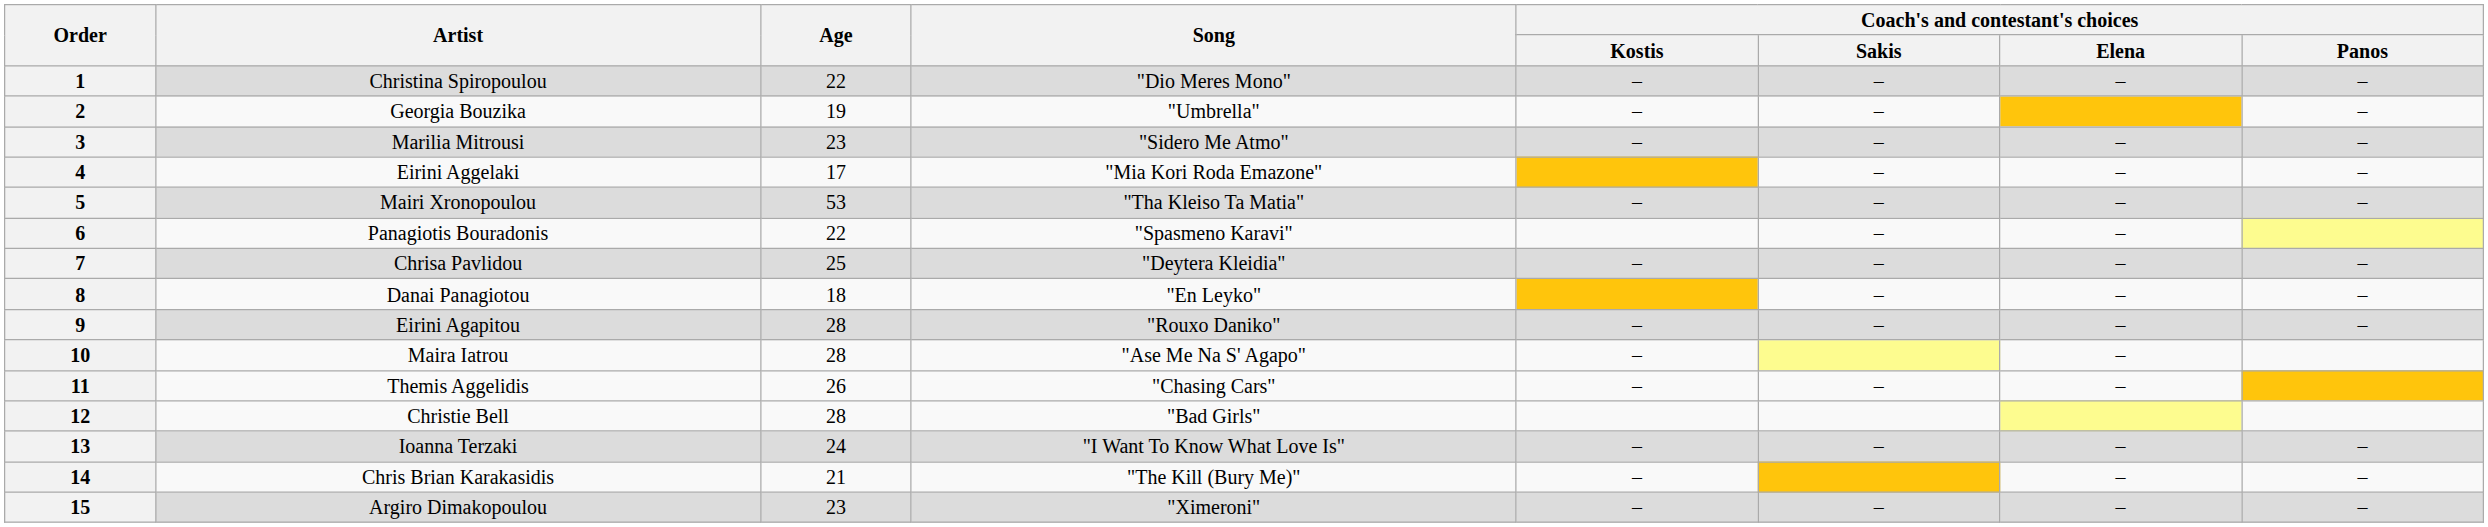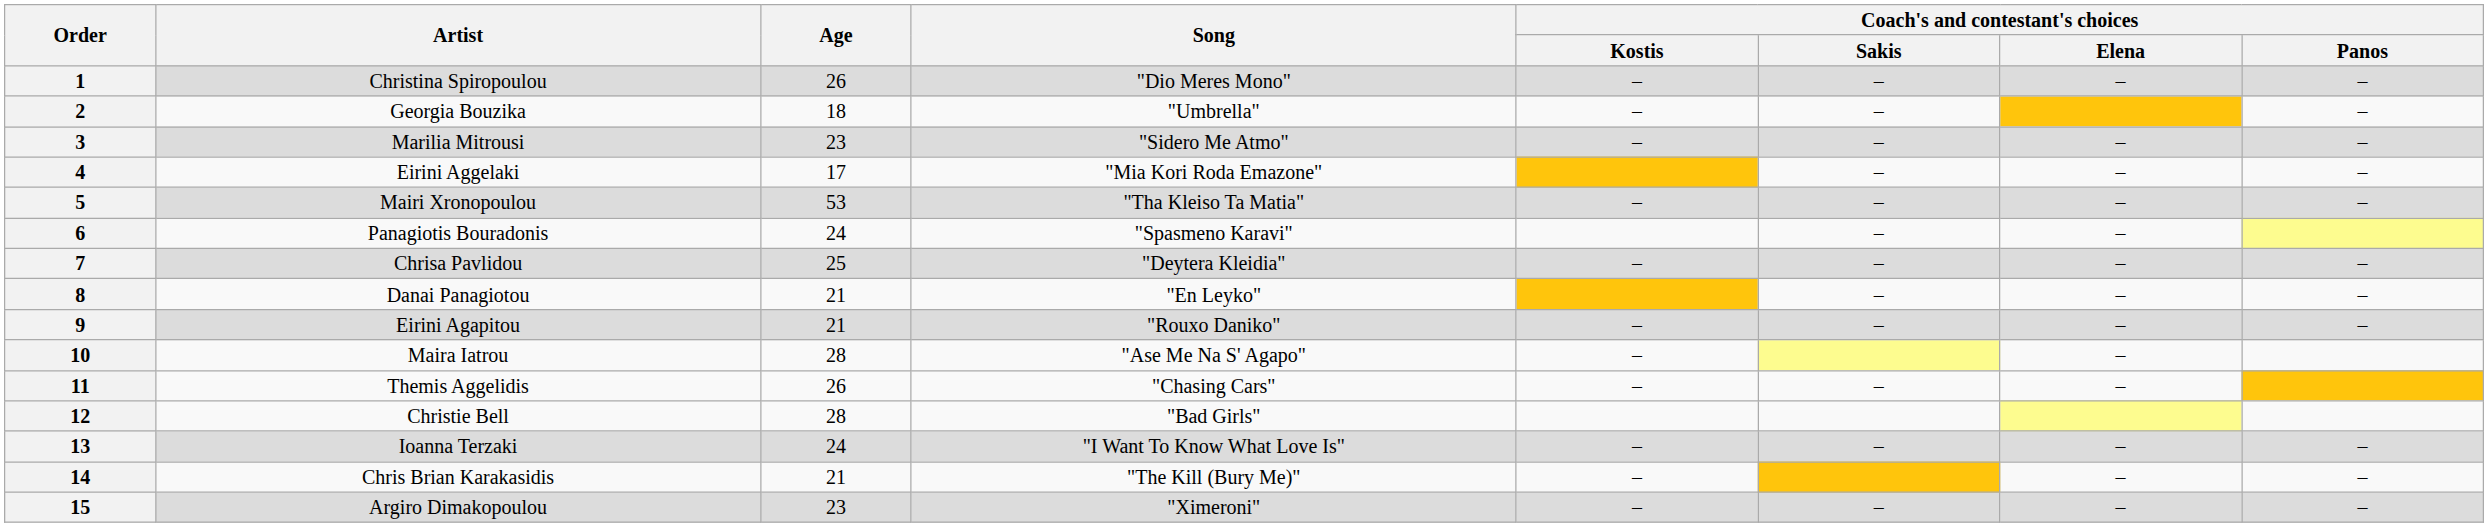(836, 81) 22 -> (836, 81) 26
(836, 111) 19 -> (836, 111) 18
(836, 233) 22 -> (836, 233) 24
(836, 294) 18 -> (836, 294) 21
(836, 325) 28 -> (836, 325) 21
